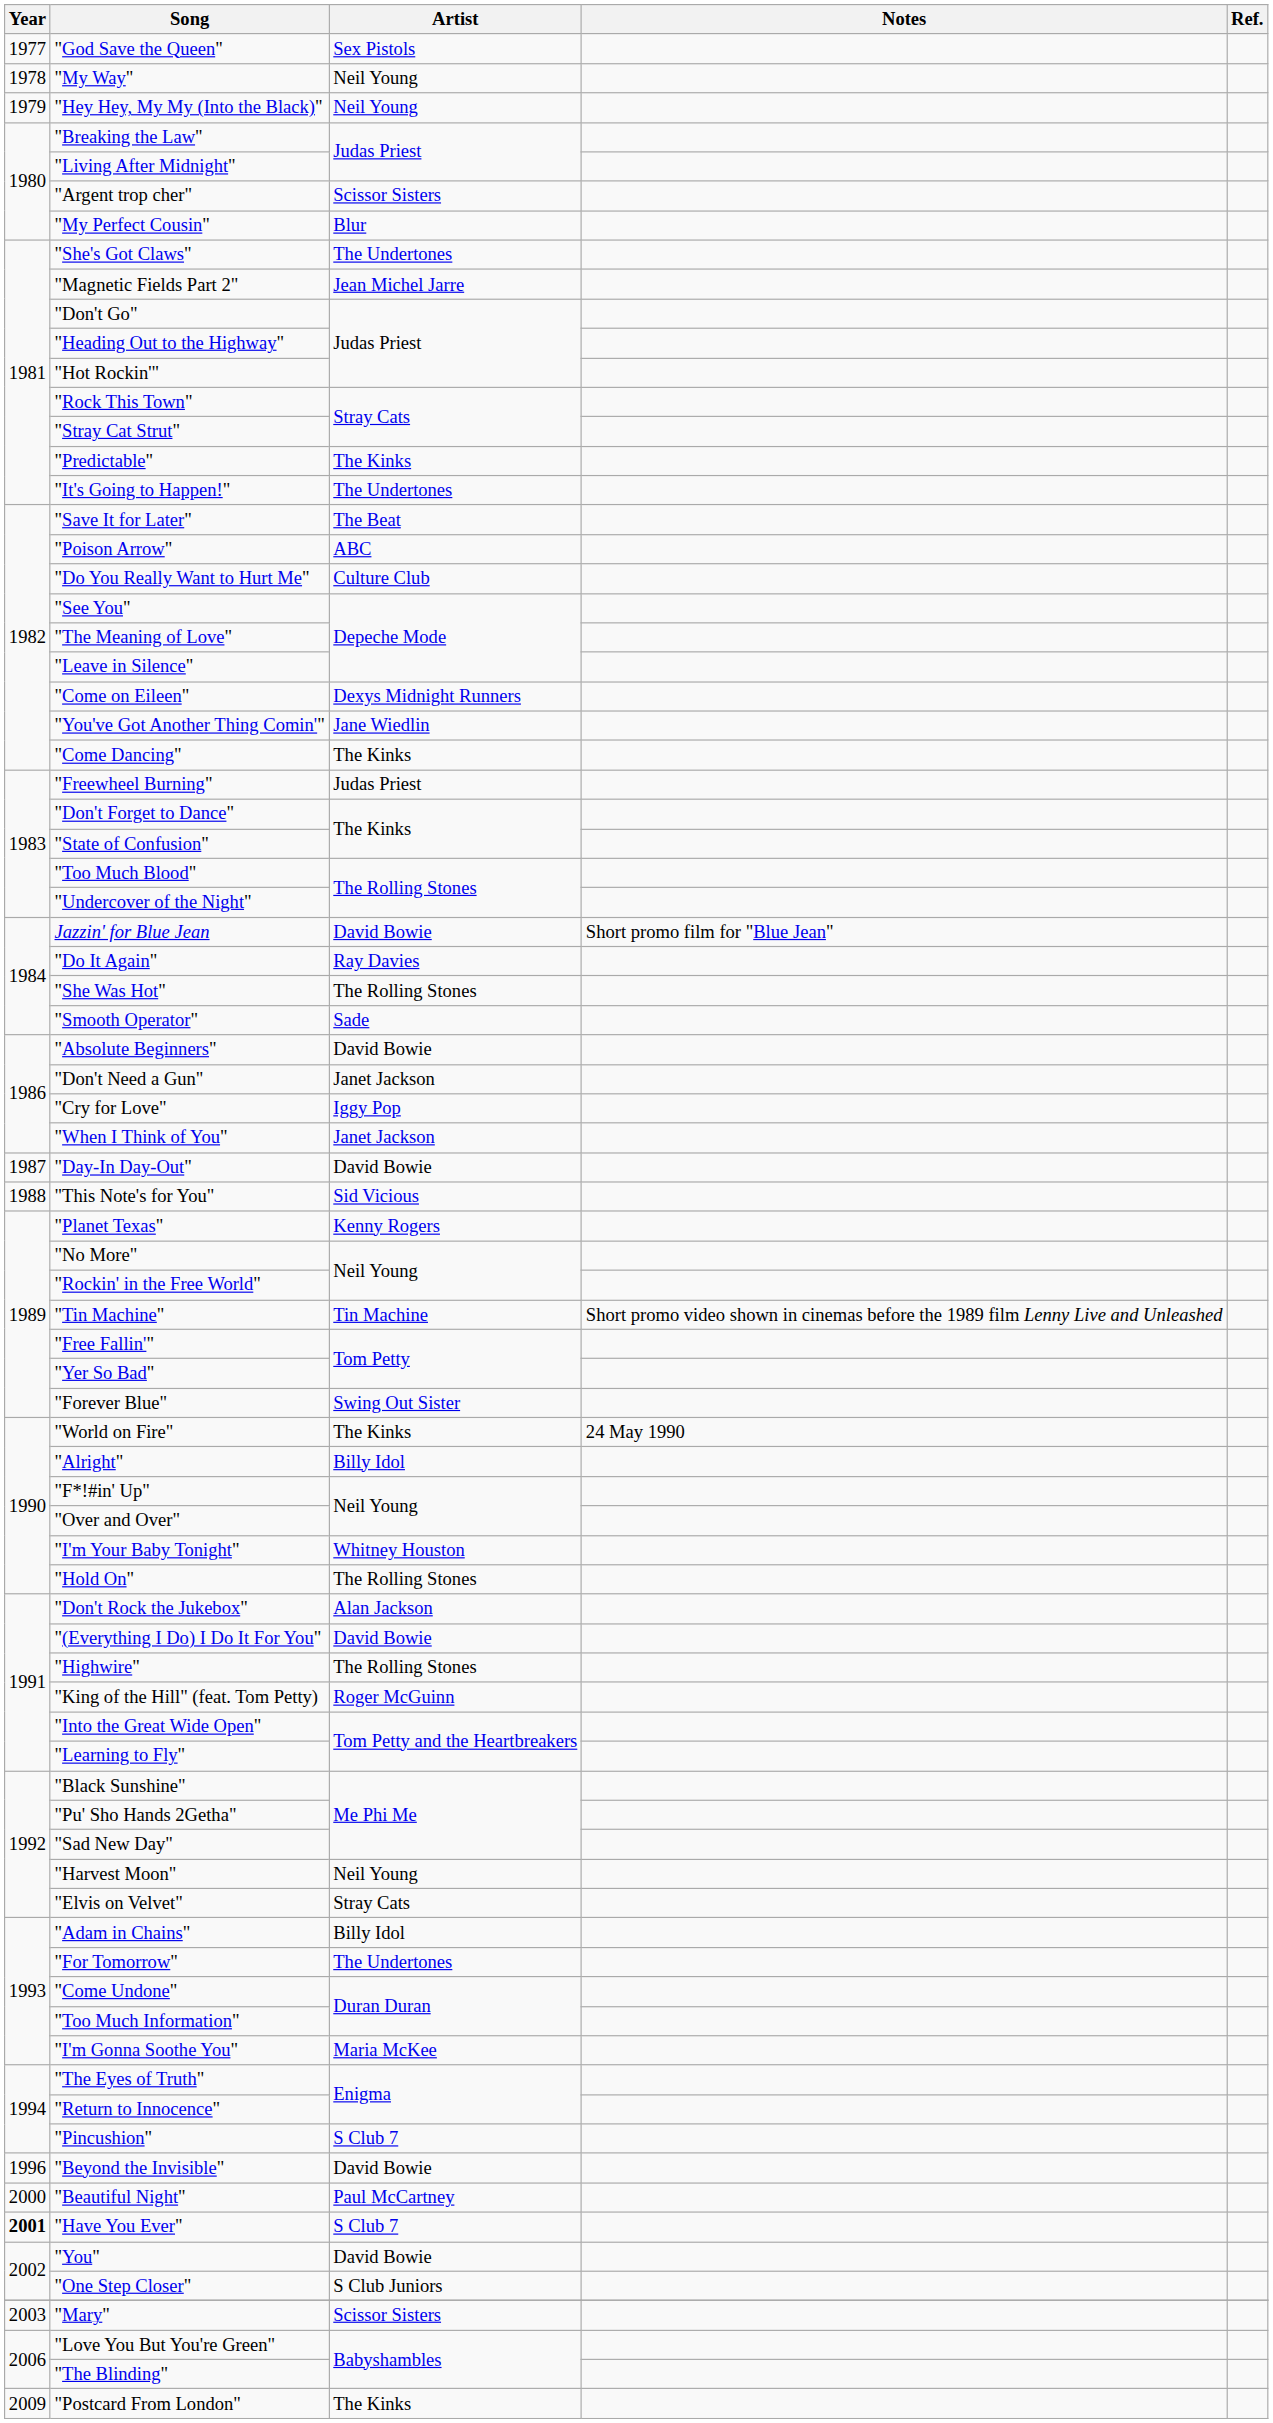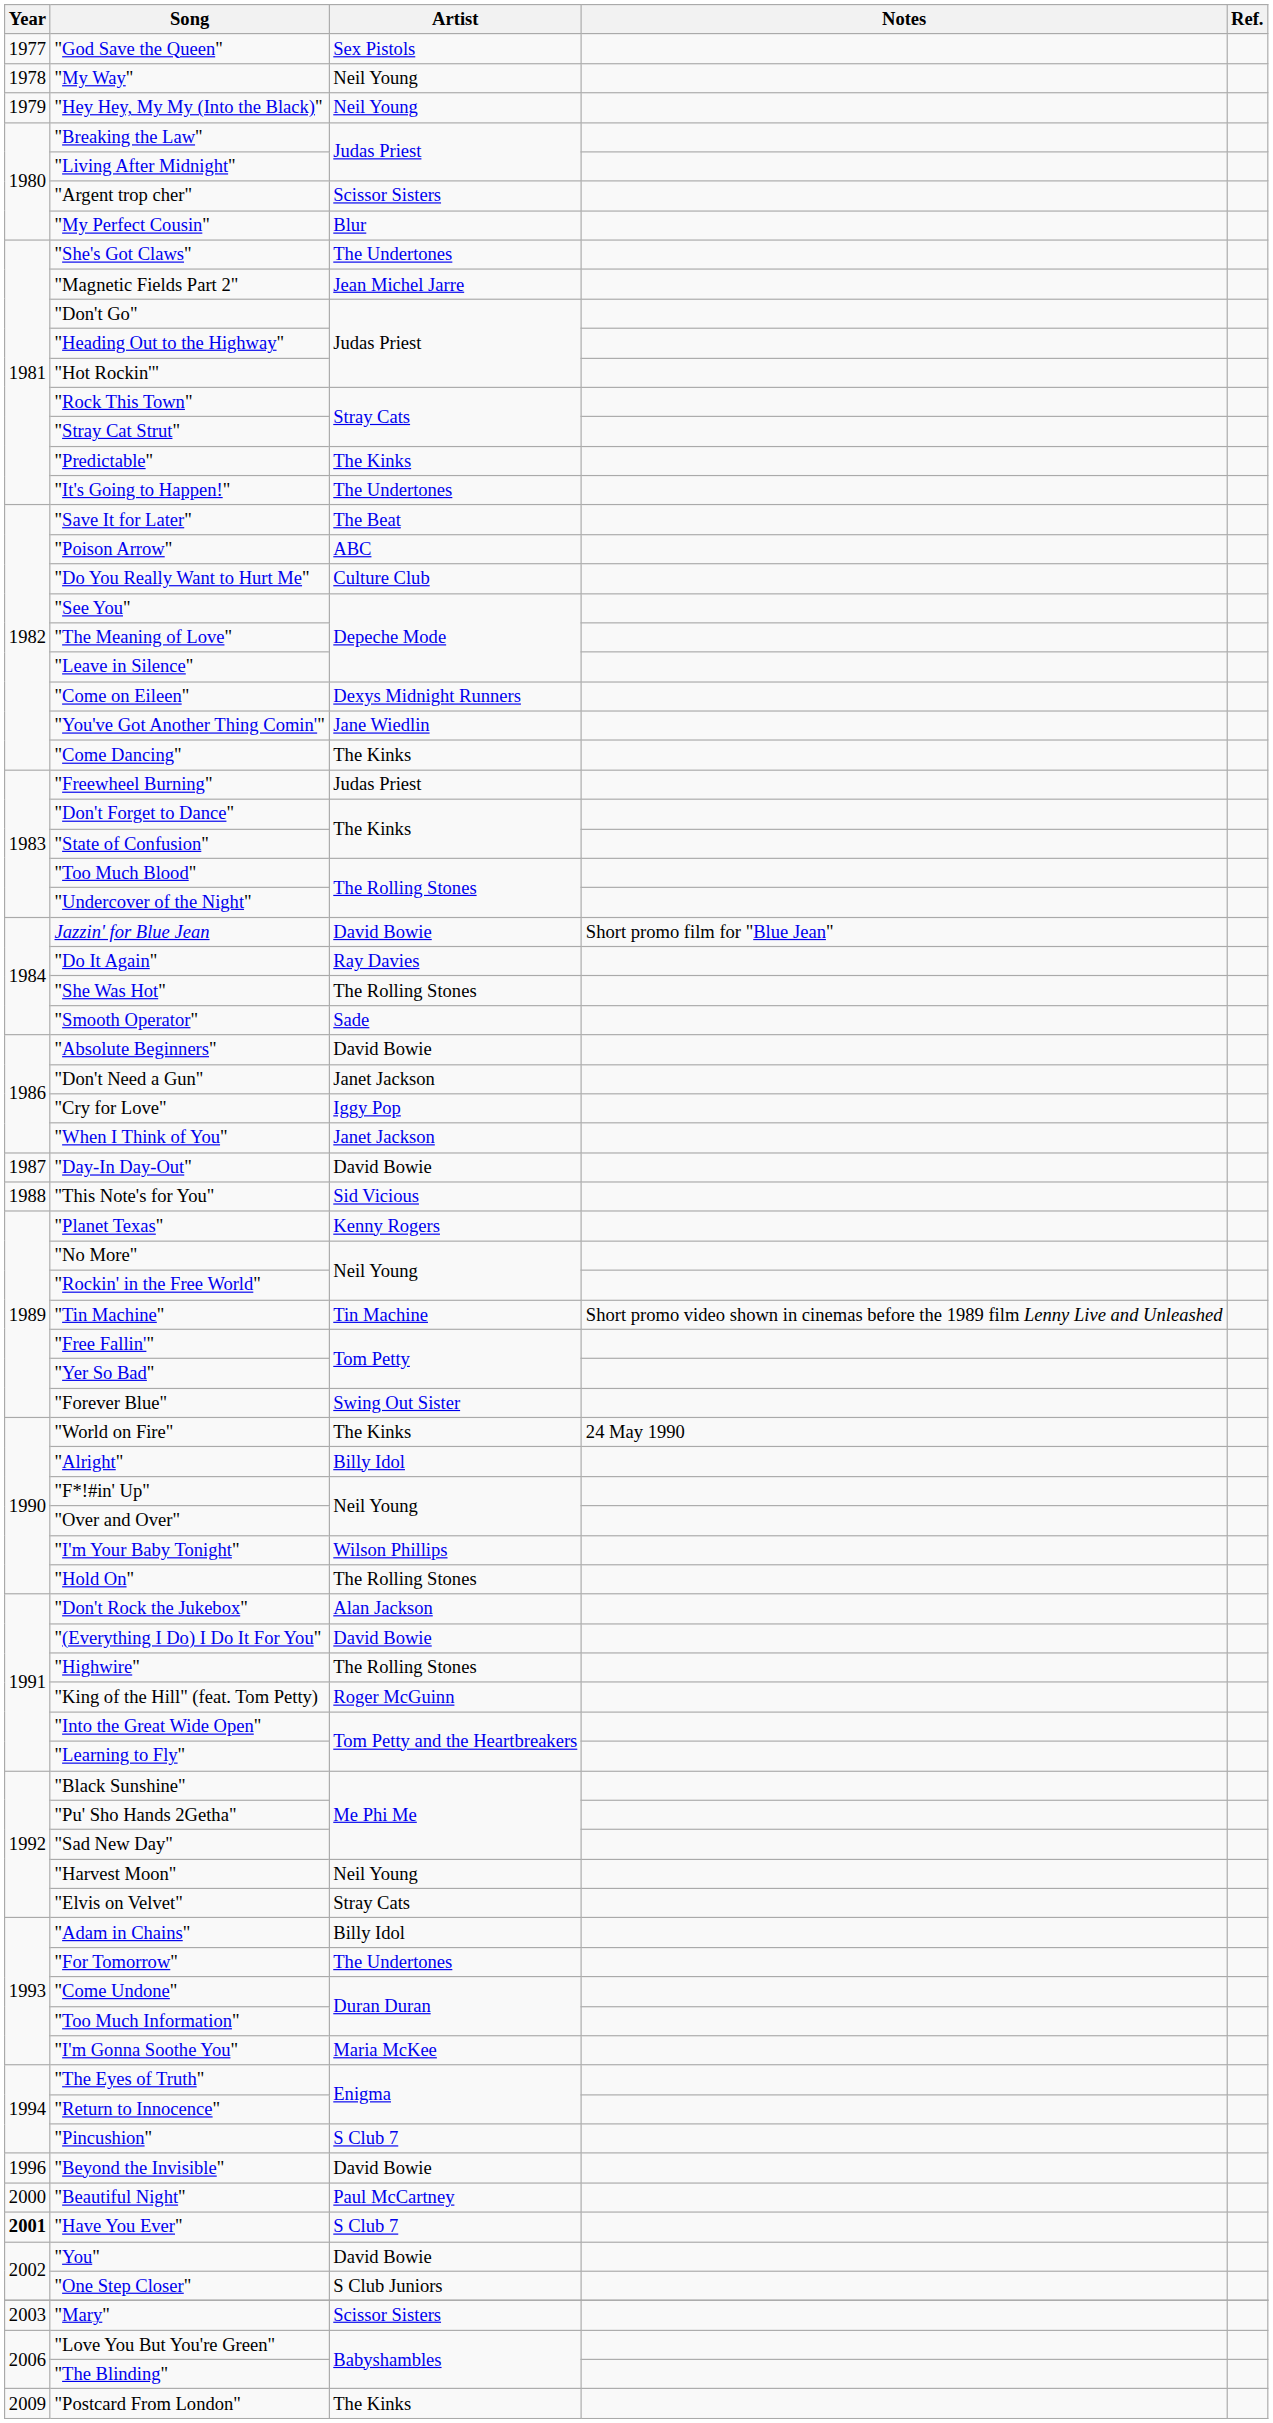(399, 1549) Whitney Houston -> (390, 1549) Wilson Phillips
